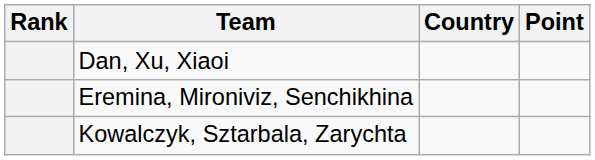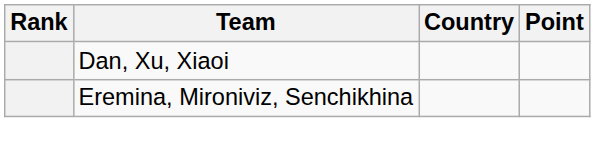- row: (243, 135)
